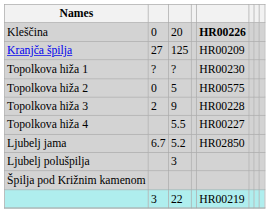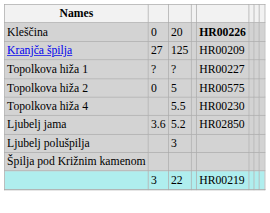(222, 69) HR00230 -> (222, 69) HR00227
- row: (48, 106)
(222, 124) HR00227 -> (222, 106) HR00230
(158, 143) 6.7 -> (158, 124) 3.6
